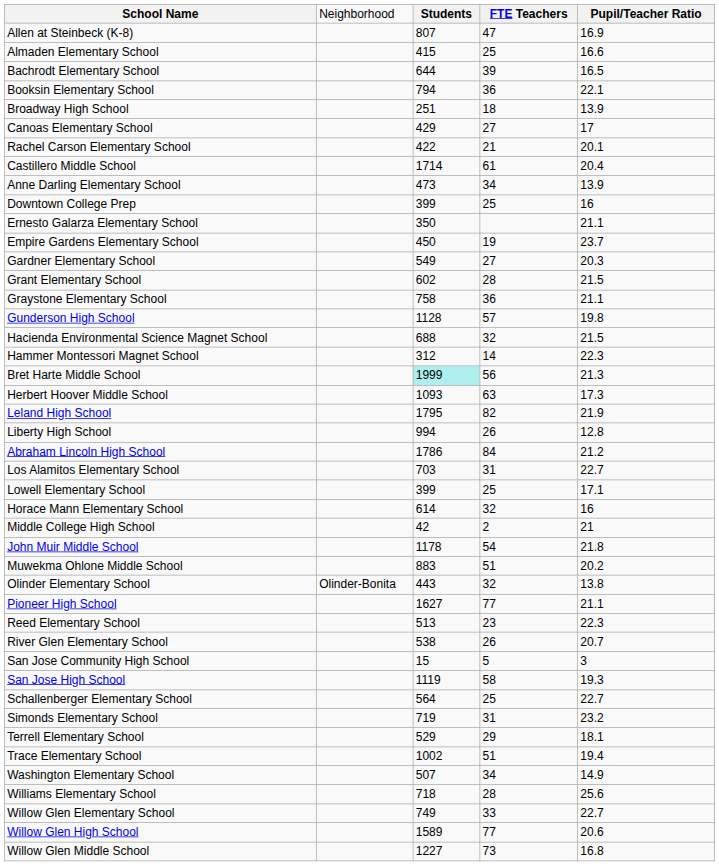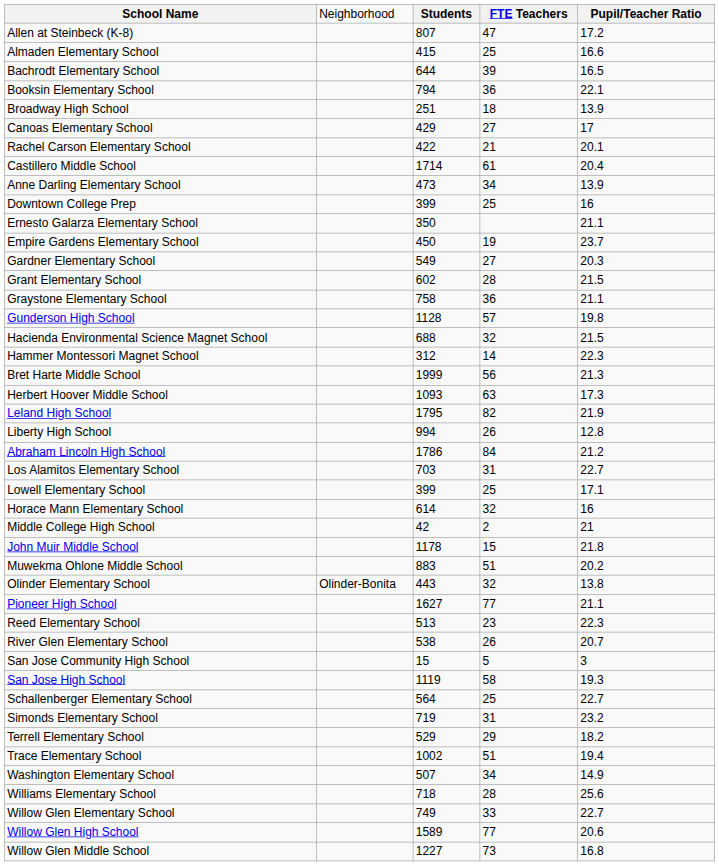(592, 33) 16.9 -> (592, 33) 17.2
(429, 375) paleturquoise background -> (429, 375) no background
(489, 546) 54 -> (489, 546) 15
(592, 737) 18.1 -> (592, 737) 18.2
